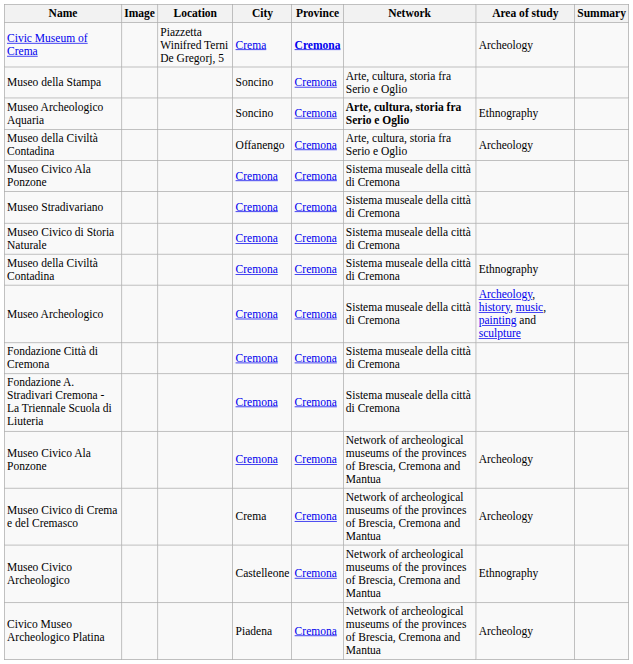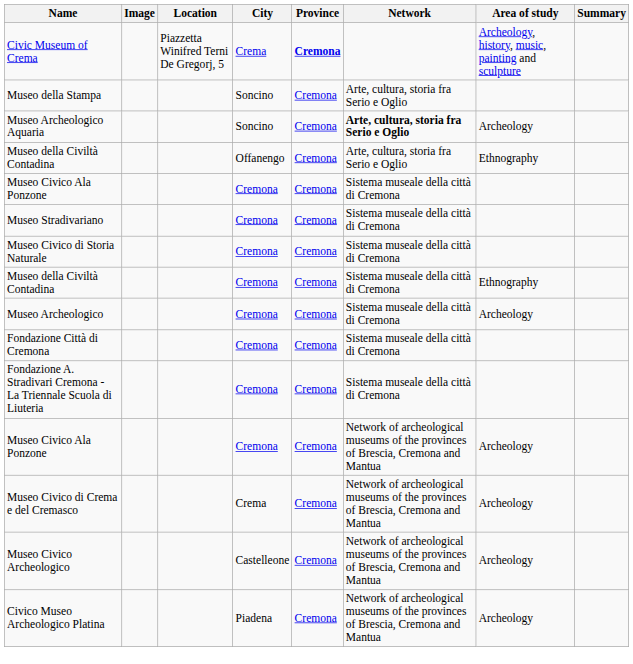(506, 44) Archeology -> (512, 51) Archeology, history, music, painting and sculpture
(508, 113) Ethnography -> (506, 126) Archeology
(506, 145) Archeology -> (508, 157) Ethnography
(512, 314) Archeology, history, music, painting and sculpture -> (506, 314) Archeology
(508, 573) Ethnography -> (506, 561) Archeology
